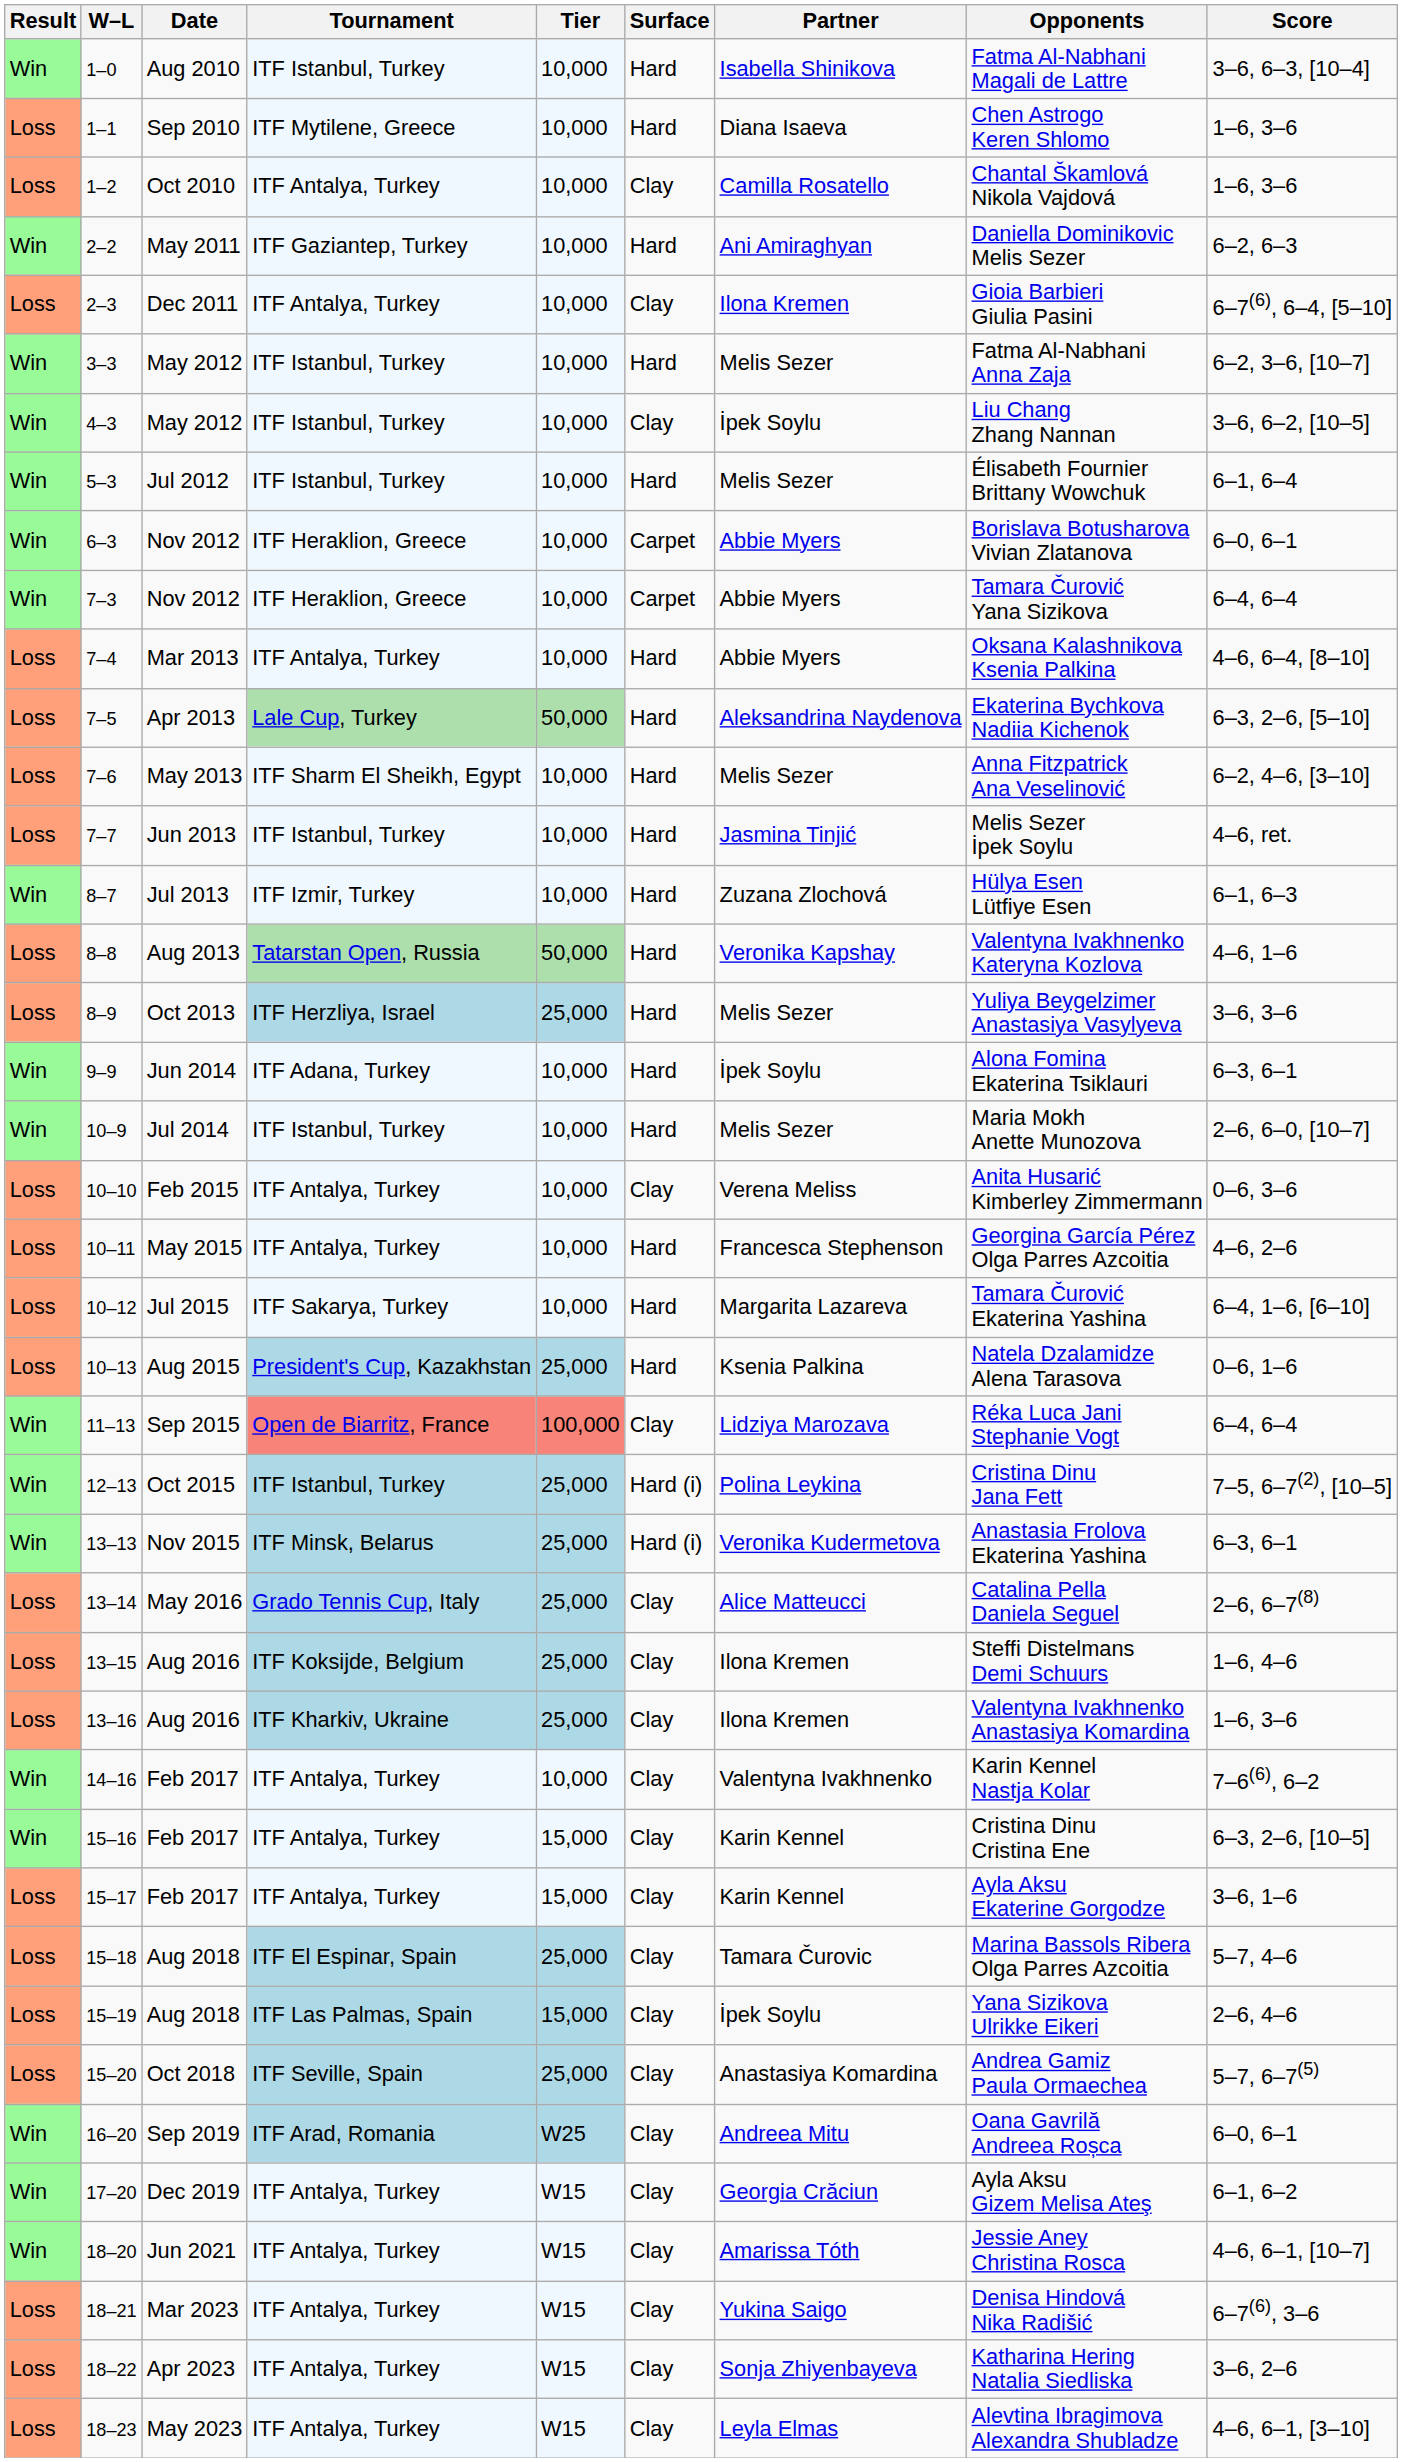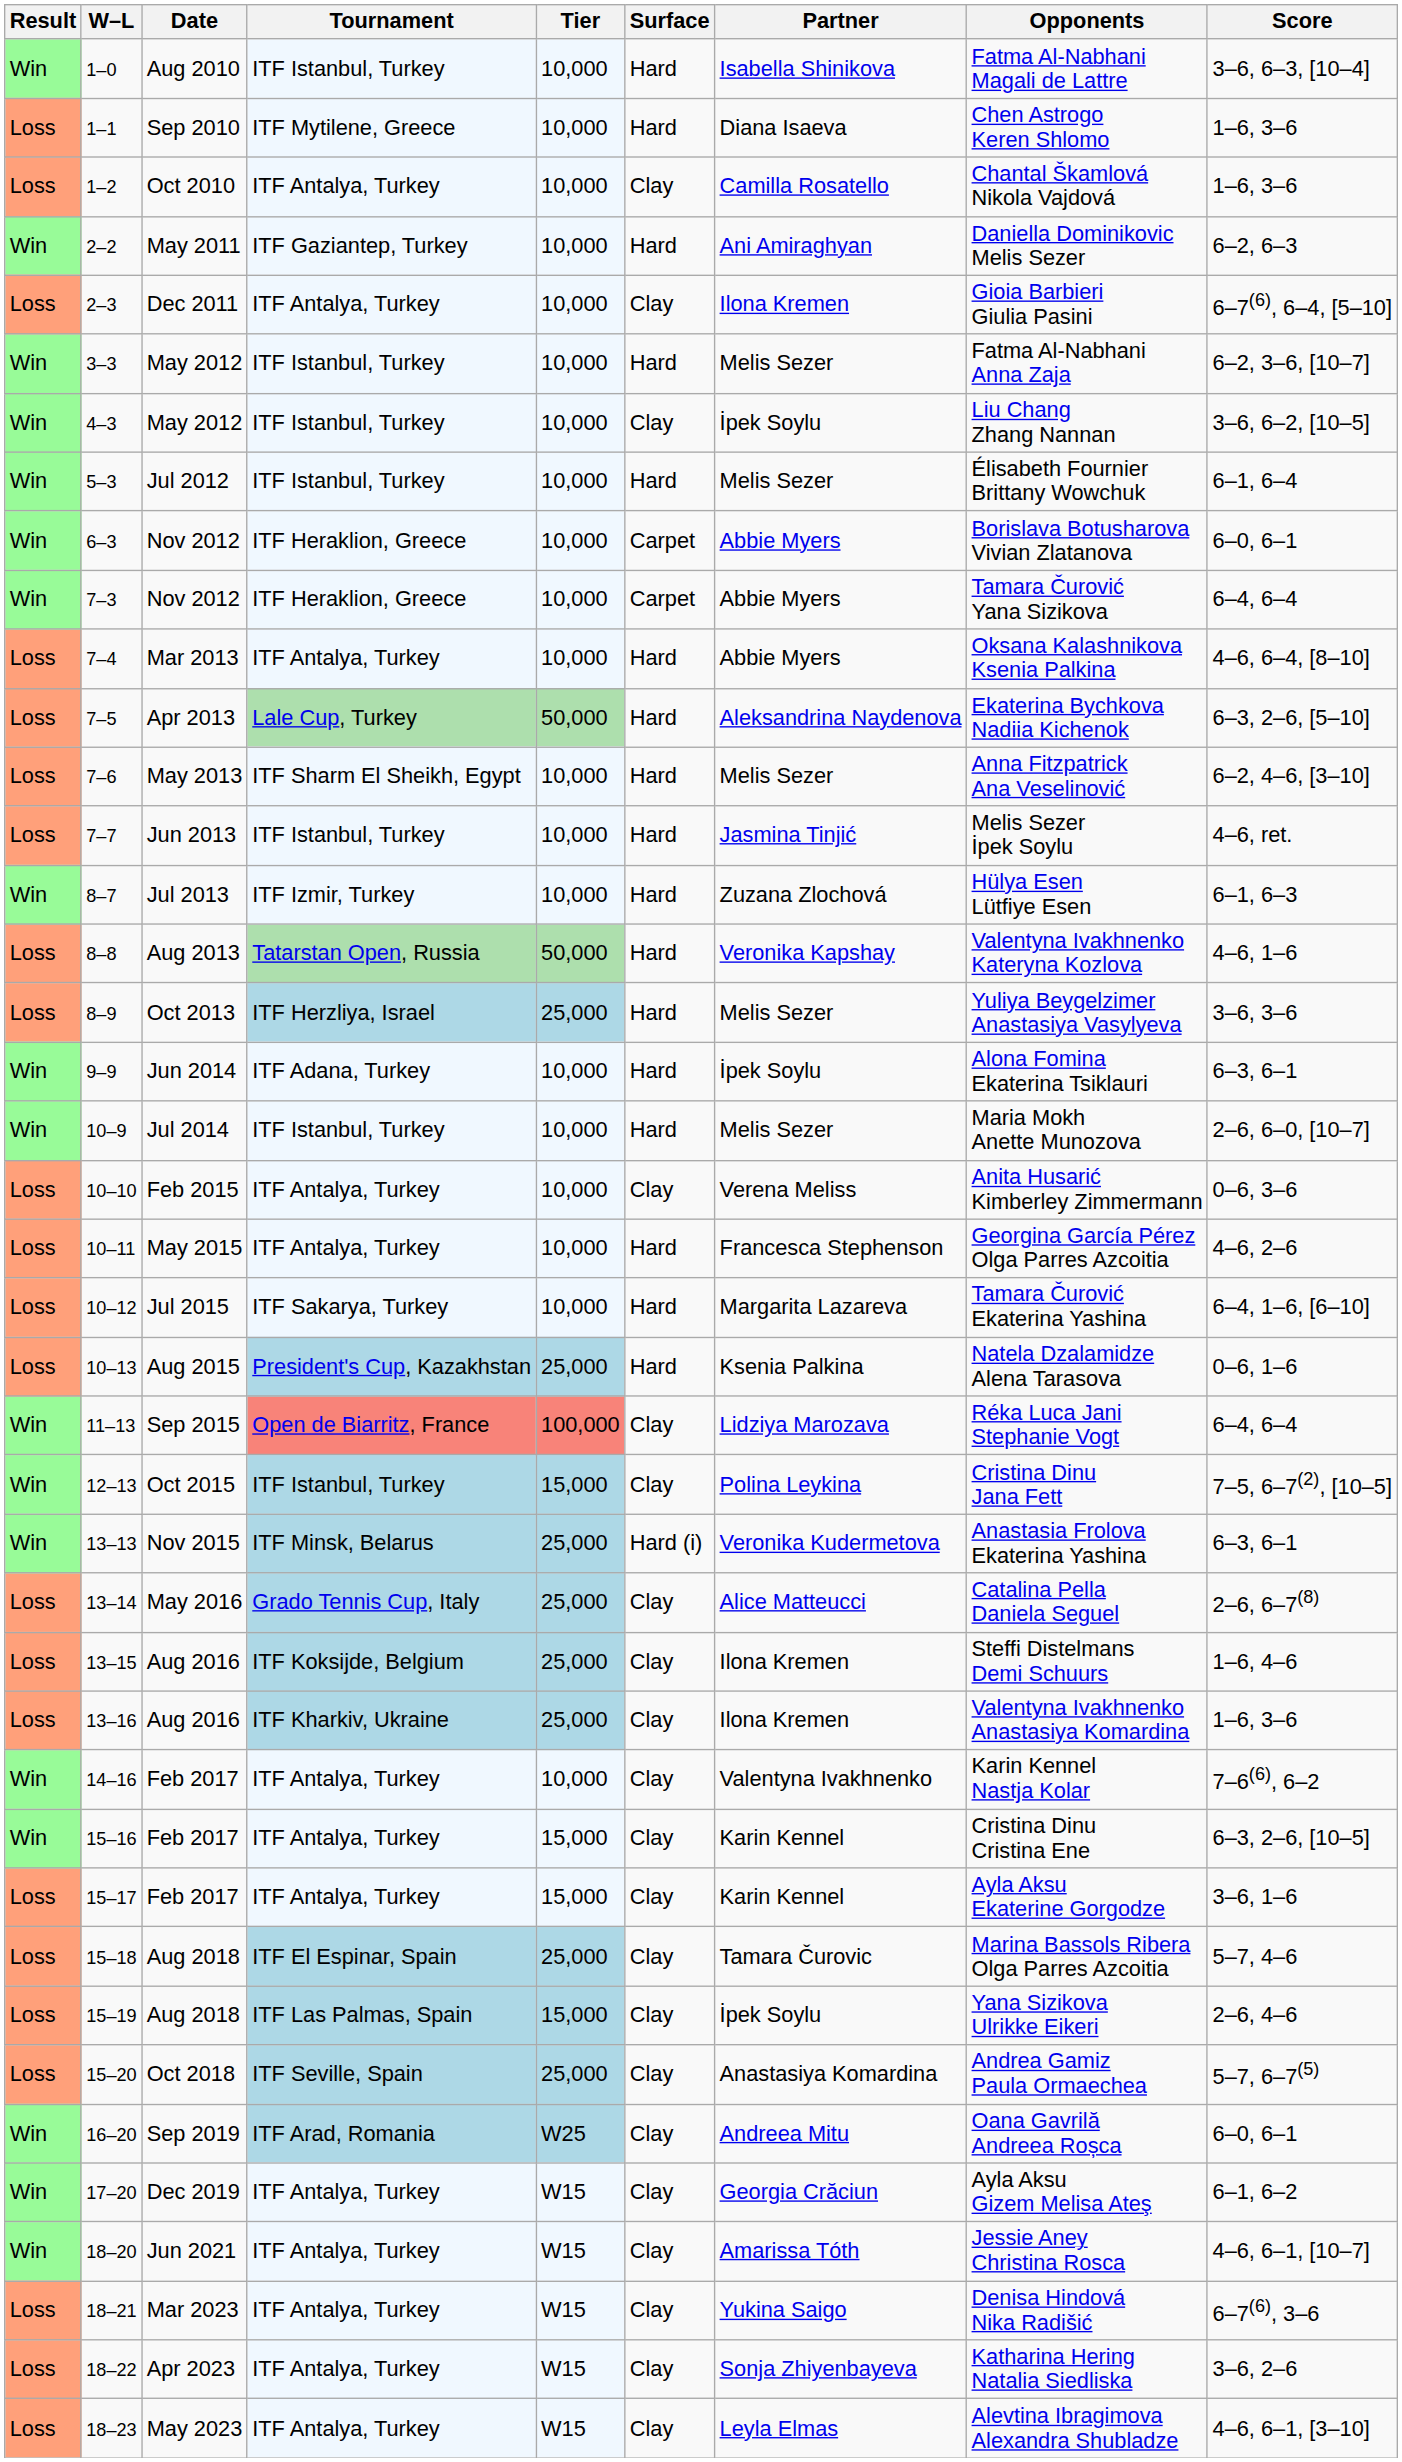(574, 1484) 25,000 -> (574, 1484) 15,000
(666, 1484) Hard (i) -> (651, 1484) Clay
